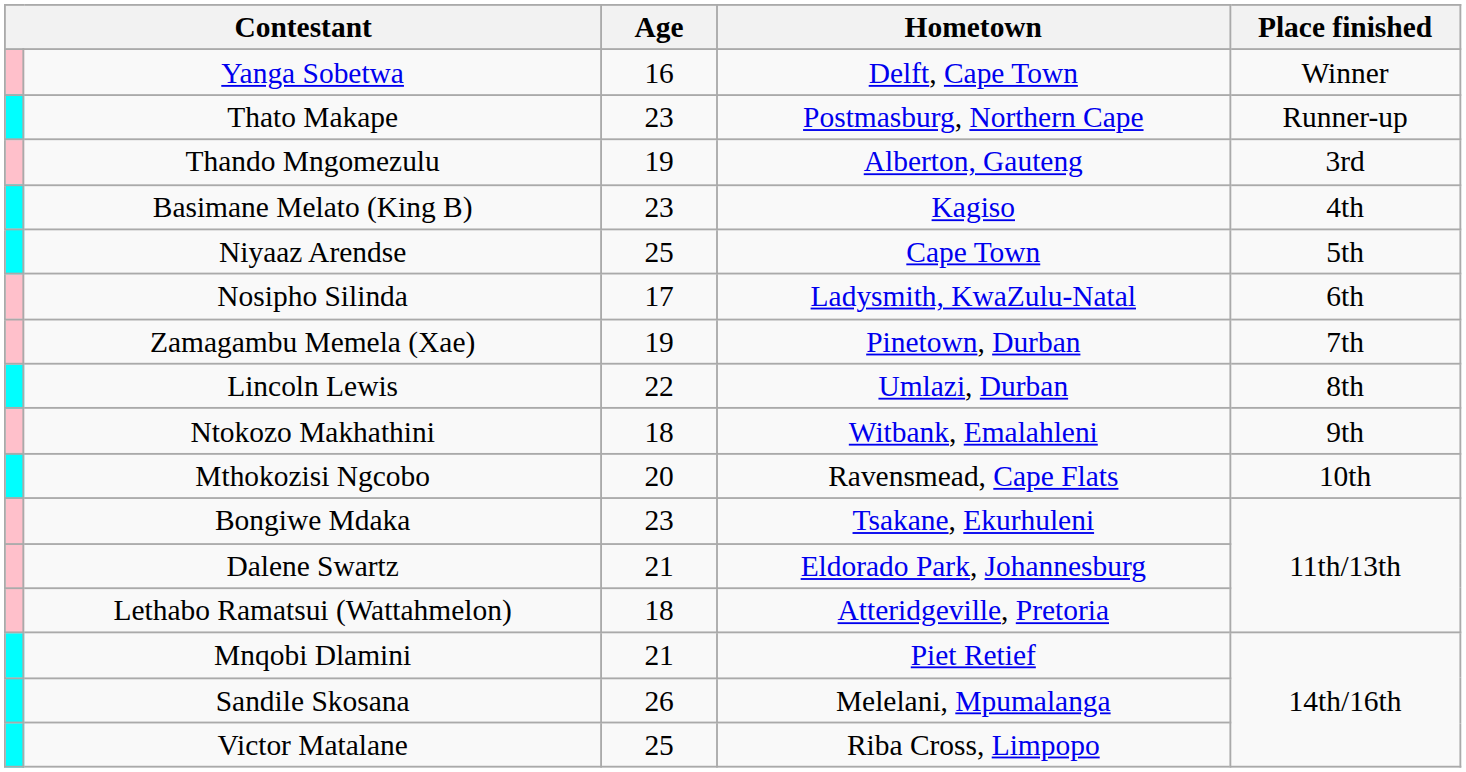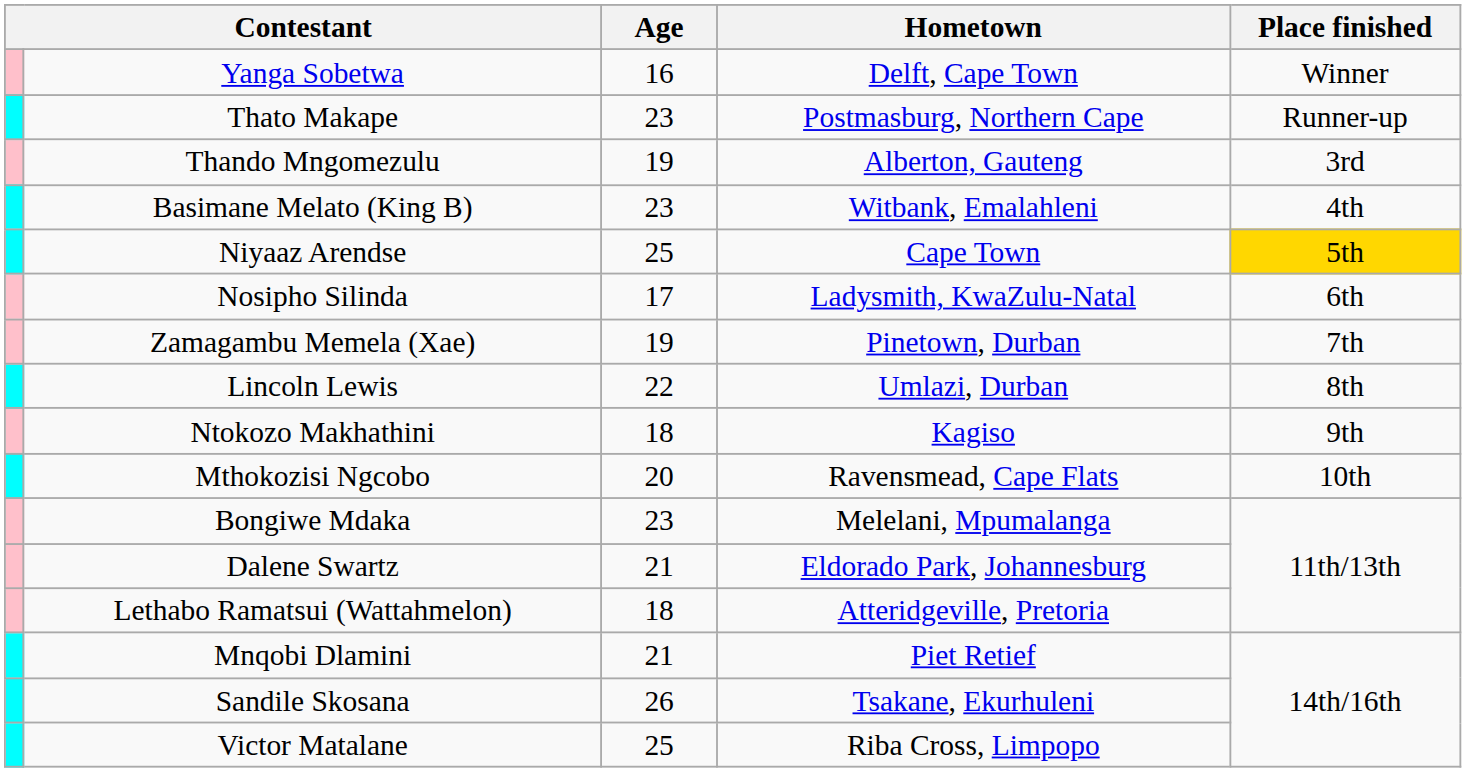(973, 207) Kagiso -> (973, 207) Witbank, Emalahleni
(1345, 252) no background -> (1345, 252) gold background
(973, 431) Witbank, Emalahleni -> (973, 431) Kagiso
(973, 521) Tsakane, Ekurhuleni -> (973, 521) Melelani, Mpumalanga
(973, 700) Melelani, Mpumalanga -> (973, 700) Tsakane, Ekurhuleni
